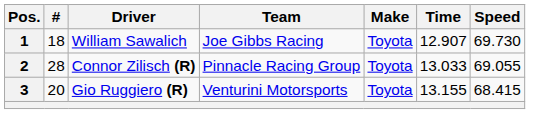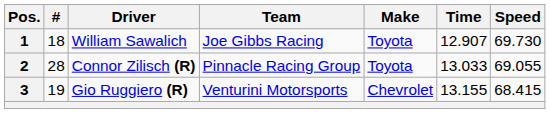(56, 90) 20 -> (56, 90) 19
(390, 90) Toyota -> (400, 90) Chevrolet
